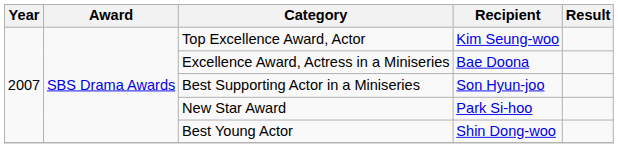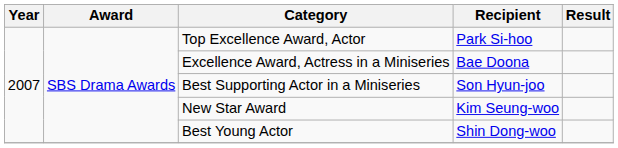(508, 39) Kim Seung-woo -> (494, 39) Park Si-hoo
(494, 108) Park Si-hoo -> (508, 108) Kim Seung-woo
